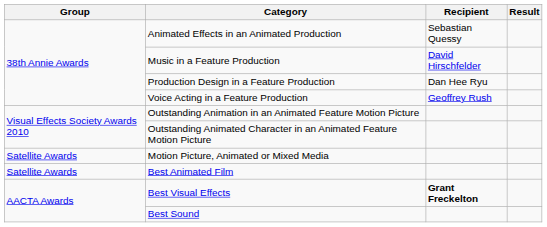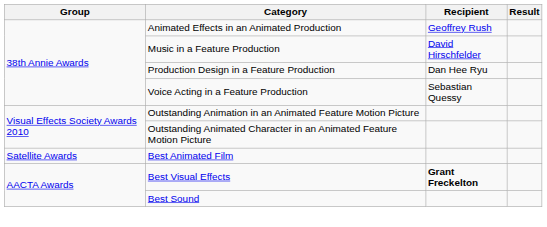(450, 33) Sebastian Quessy -> (460, 28) Geoffrey Rush
(460, 97) Geoffrey Rush -> (450, 92) Sebastian Quessy
- row: (238, 155)
